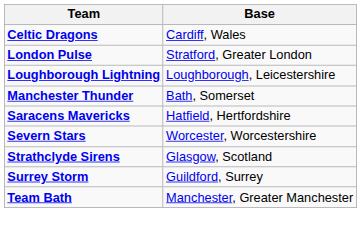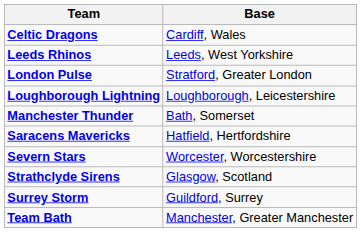+ row: (49, 55)
